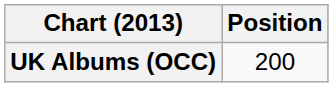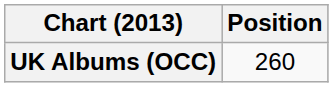(275, 61) 200 -> (275, 61) 260
